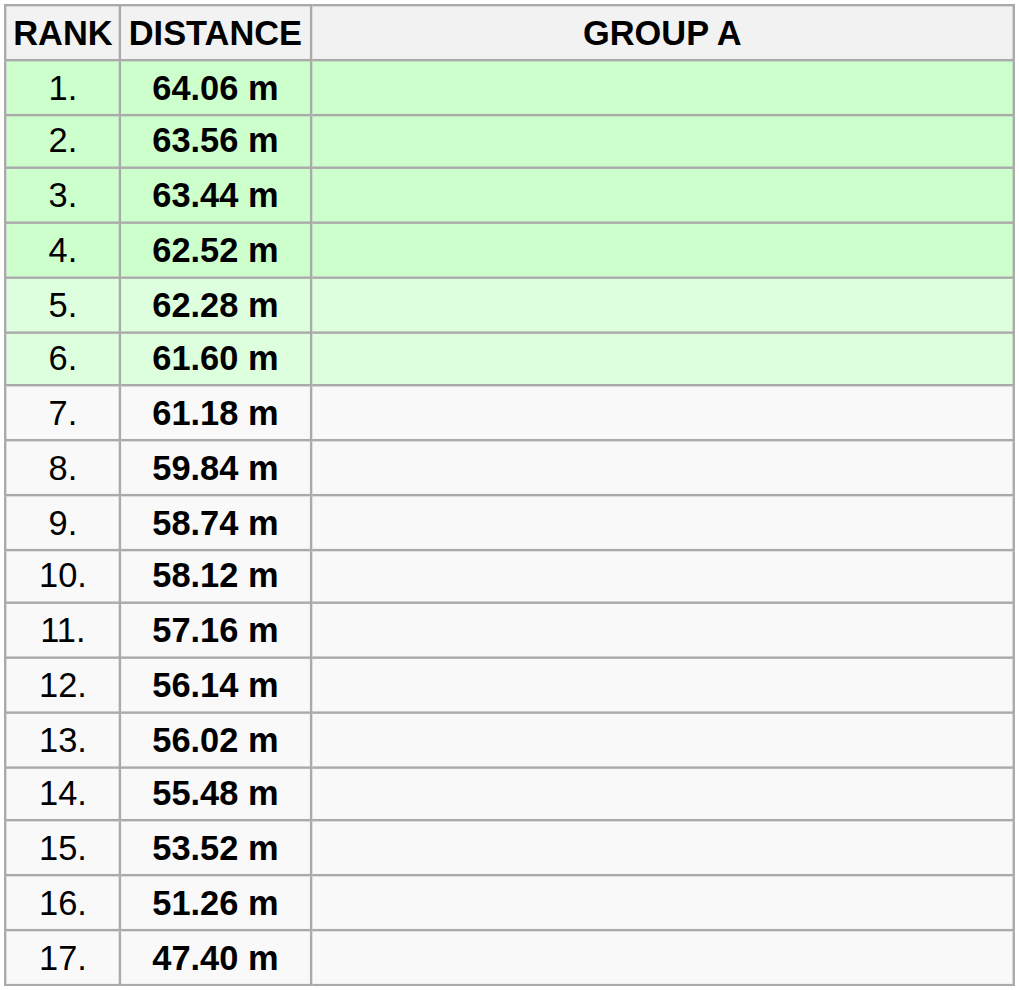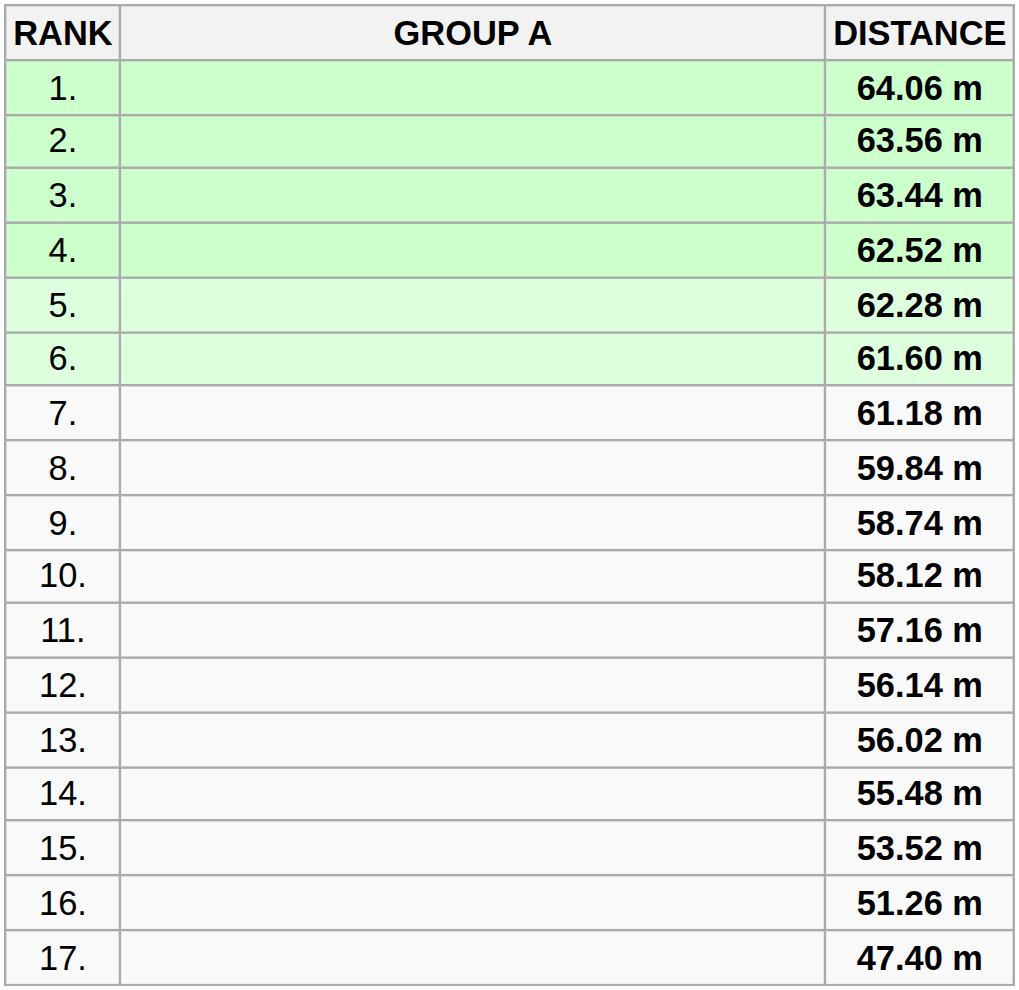columns swapped: (662, 33) <-> (215, 33)
